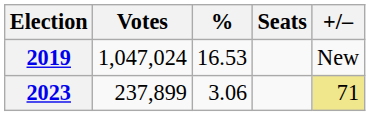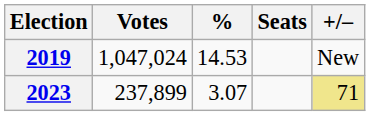(222, 57) 16.53 -> (222, 57) 14.53
(228, 92) 3.06 -> (228, 92) 3.07
